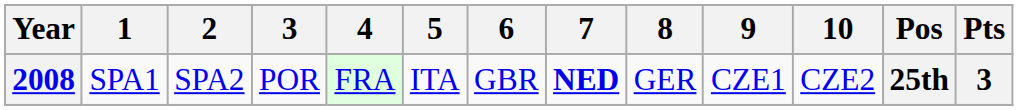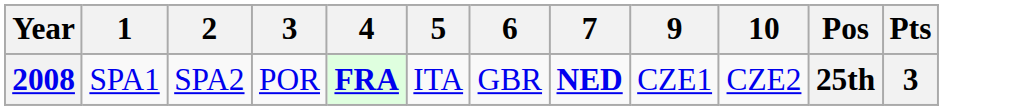- column: (665, 29)
(365, 79) normal -> (367, 79) bold
